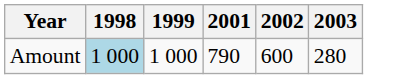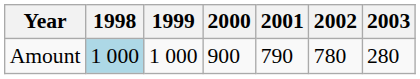+ column: (229, 21)
(277, 55) 600 -> (330, 55) 780
